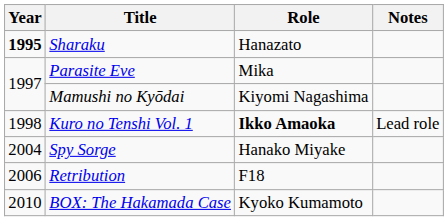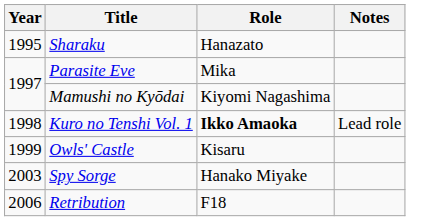(25, 44) bold -> (25, 44) normal
+ row: (92, 149)
(25, 149) 2004 -> (25, 176) 2003
- row: (140, 202)
